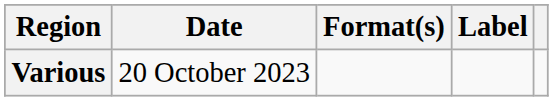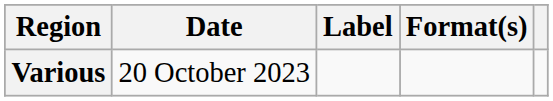columns swapped: (384, 27) <-> (493, 27)
